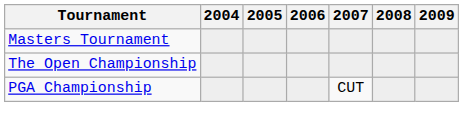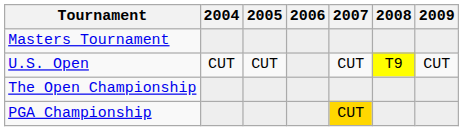+ row: (49, 65)
(351, 89) no background -> (351, 114) gold background
